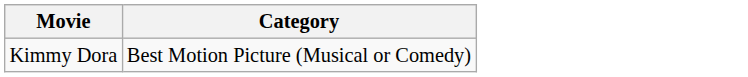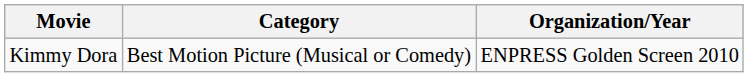+ column: (610, 21)
